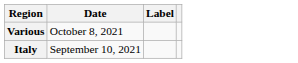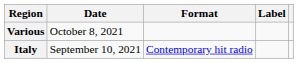+ column: (199, 13)
